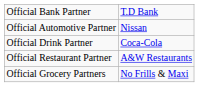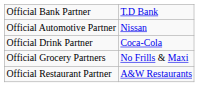rows swapped: (59, 58) <-> (56, 74)
